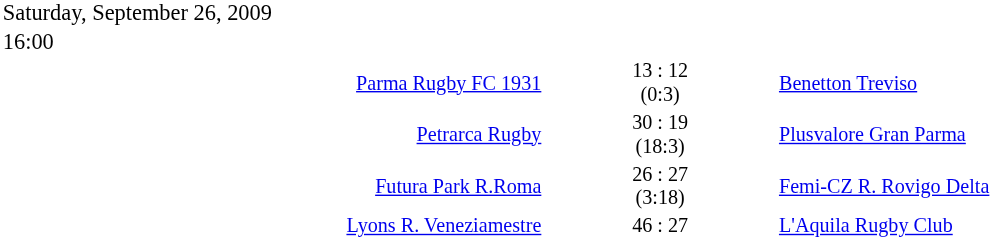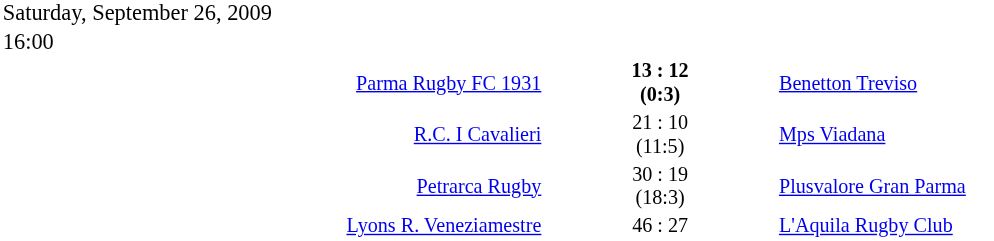(660, 82) normal -> (660, 82) bold
+ row: (478, 134)
- row: (458, 186)
